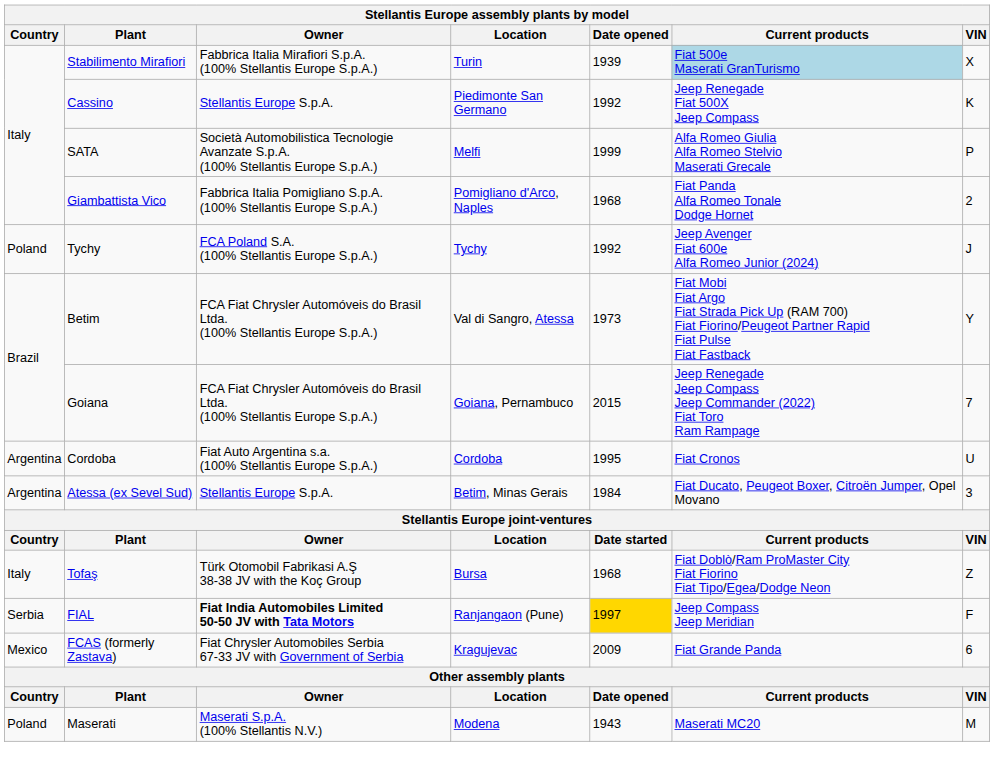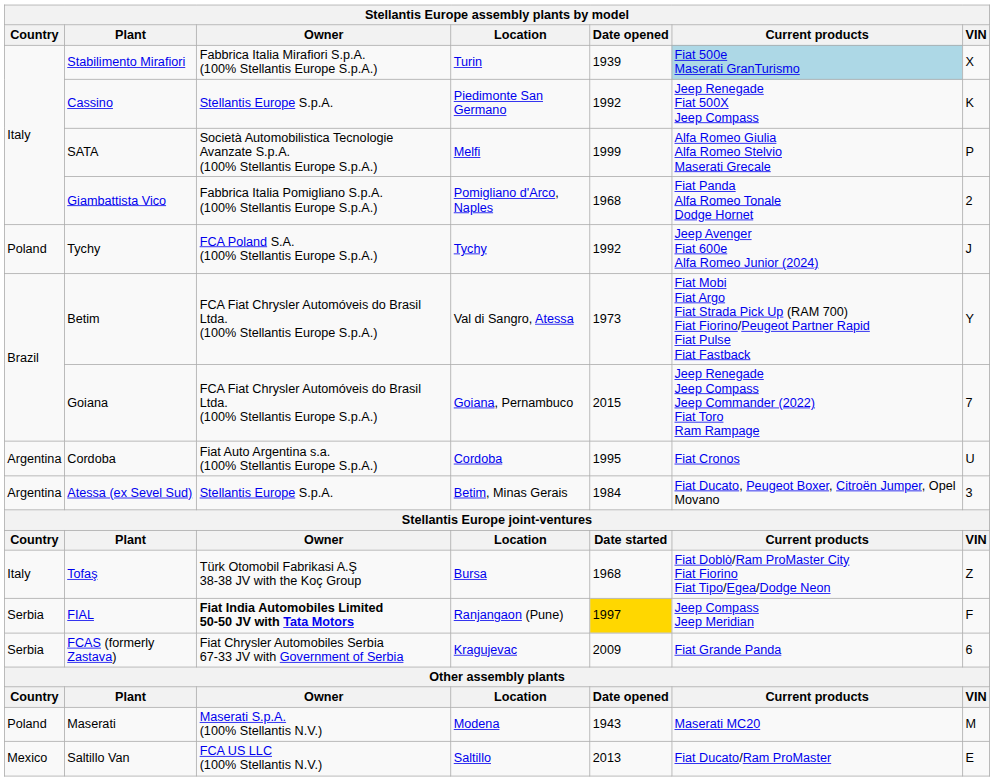(27, 650) Mexico -> (26, 650) Serbia
+ row: (98, 758)
